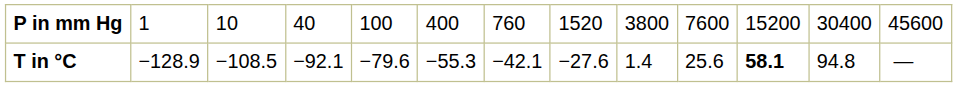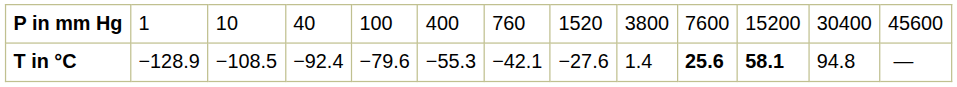(318, 62) −92.1 -> (318, 62) −92.4
(704, 62) normal -> (704, 62) bold
